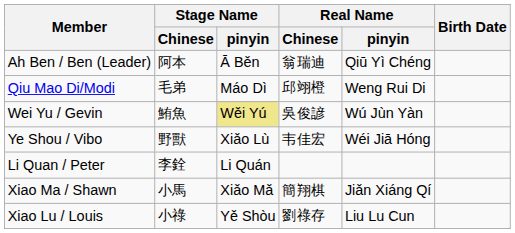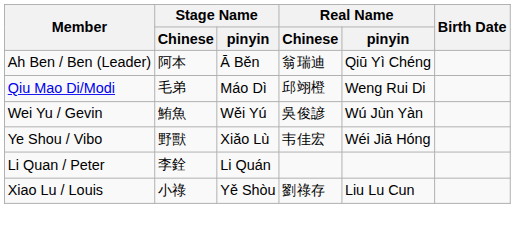(243, 114) khaki background -> (243, 114) no background
- row: (62, 190)
